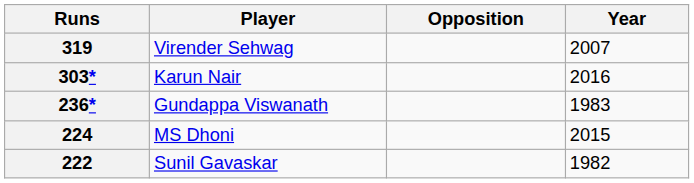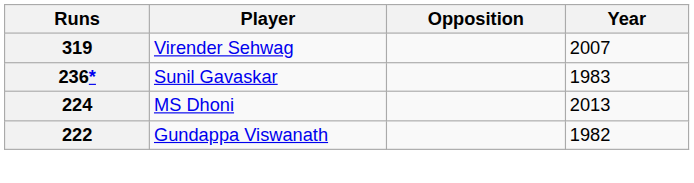- row: (77, 76)
(241, 105) Gundappa Viswanath -> (216, 76) Sunil Gavaskar
(590, 134) 2015 -> (590, 105) 2013
(216, 163) Sunil Gavaskar -> (241, 134) Gundappa Viswanath
